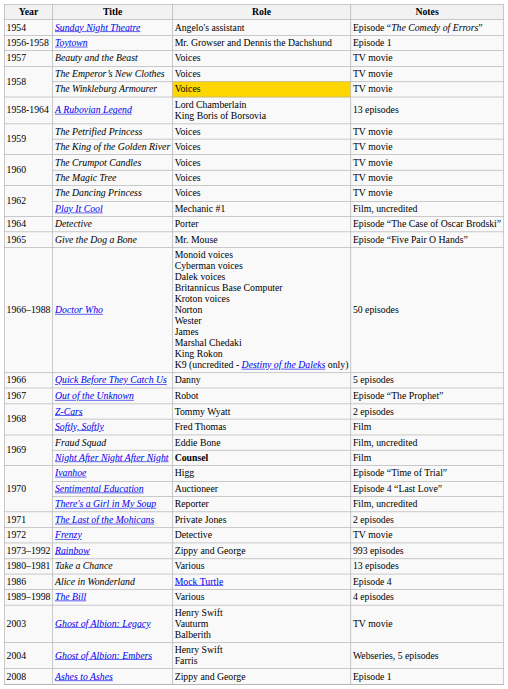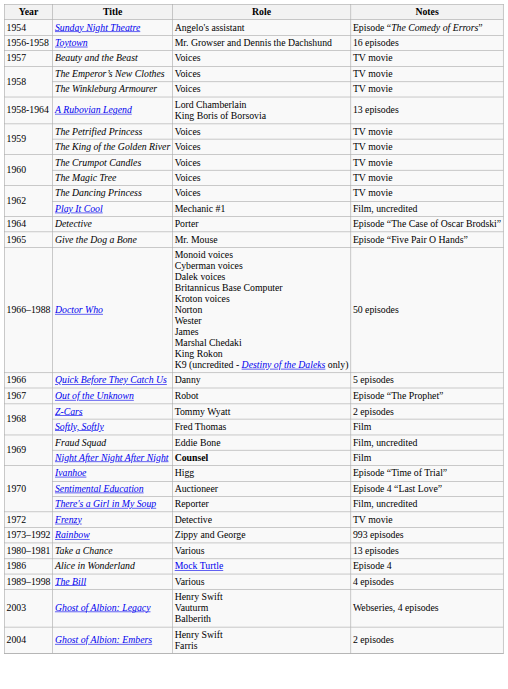(372, 43) Episode 1 -> (376, 43) 16 episodes
(188, 89) gold background -> (188, 89) no background
- row: (105, 519)
(373, 623) TV movie -> (396, 608) Webseries, 4 episodes
(396, 655) Webseries, 5 episodes -> (373, 640) 2 episodes
- row: (84, 676)
